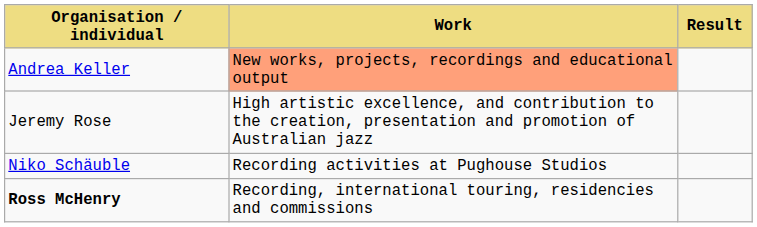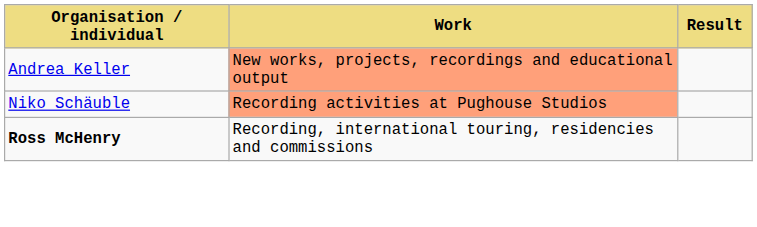- row: (60, 122)
(420, 166) no background -> (420, 104) lightsalmon background
